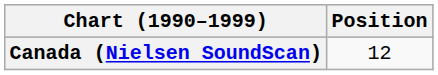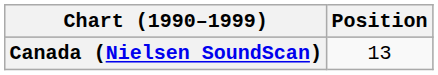(380, 54) 12 -> (380, 54) 13
